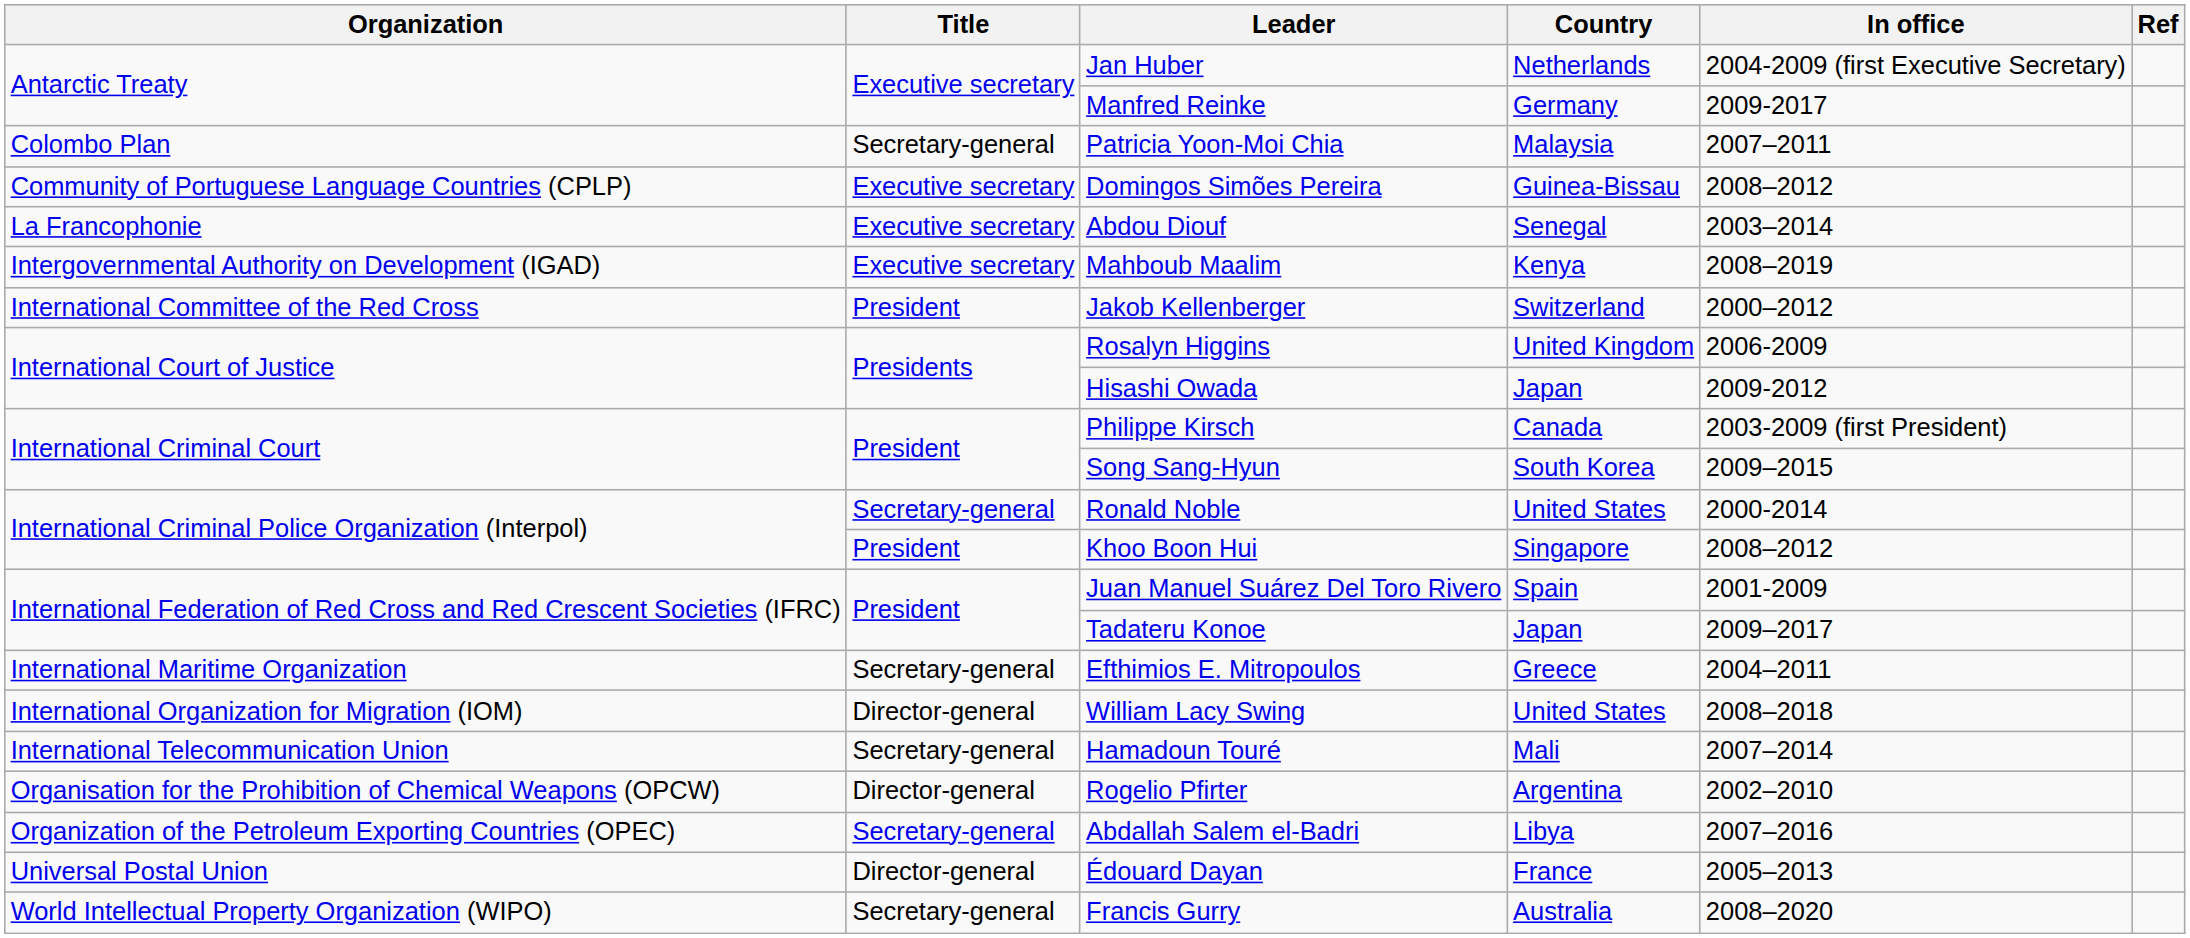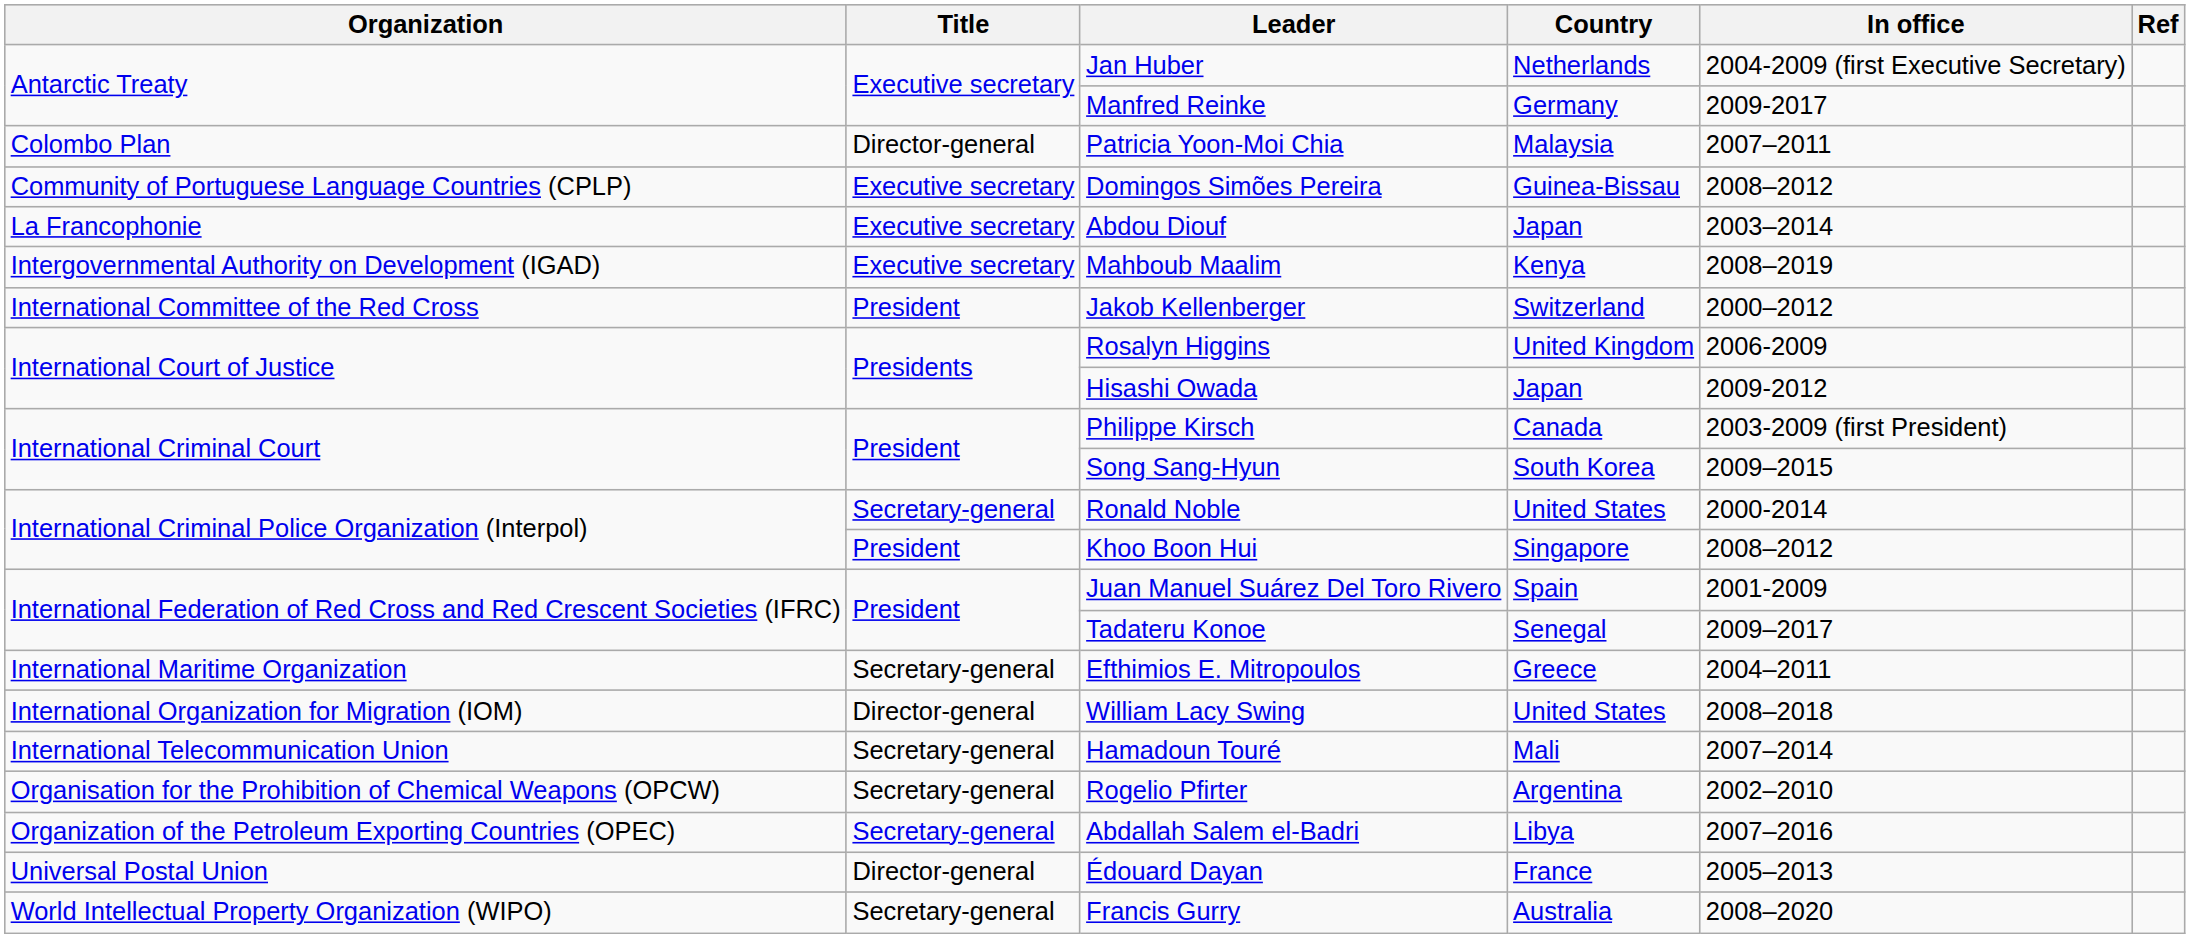(954, 145) Secretary-general -> (944, 145) Director-general
(1560, 226) Senegal -> (1548, 226) Japan
(1548, 629) Japan -> (1560, 629) Senegal
(944, 791) Director-general -> (954, 791) Secretary-general
